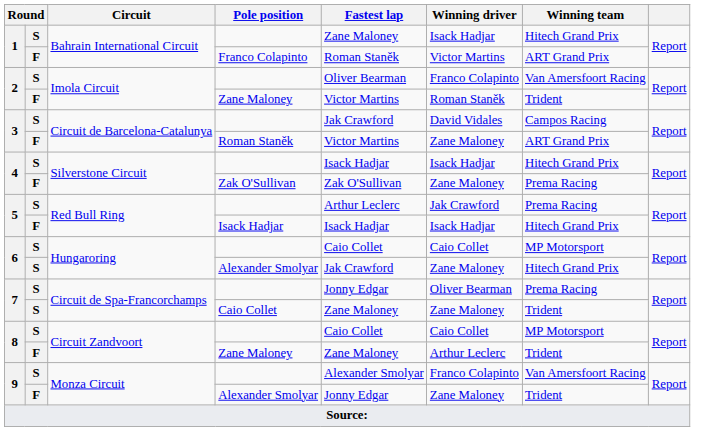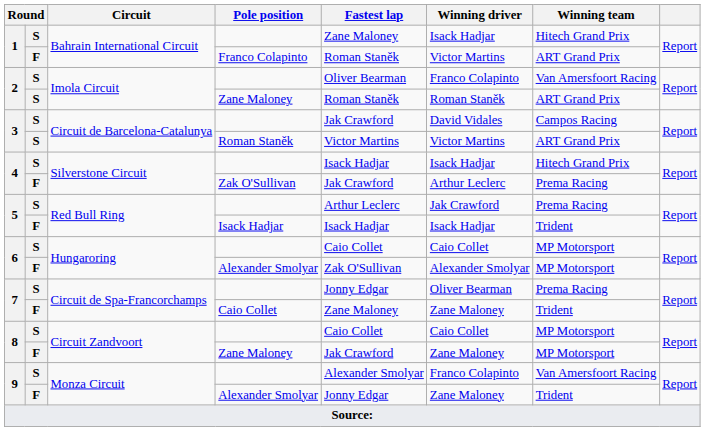(36, 99) F -> (36, 99) S
(362, 99) Victor Martins -> (362, 99) Roman Staněk
(544, 99) Trident -> (578, 99) ART Grand Prix
(36, 141) F -> (36, 141) S
(467, 141) Zane Maloney -> (467, 141) Victor Martins
(363, 183) Zak O'Sullivan -> (359, 183) Jak Crawford
(467, 183) Zane Maloney -> (468, 183) Arthur Leclerc
(572, 225) Hitech Grand Prix -> (554, 225) Trident
(36, 267) S -> (36, 267) F
(359, 267) Jak Crawford -> (363, 267) Zak O'Sullivan
(467, 267) Zane Maloney -> (480, 267) Alexander Smolyar
(572, 267) Hitech Grand Prix -> (575, 267) MP Motorsport
(36, 309) S -> (36, 309) F
(361, 352) Zane Maloney -> (359, 352) Jak Crawford
(468, 352) Arthur Leclerc -> (467, 352) Zane Maloney
(544, 352) Trident -> (575, 352) MP Motorsport
